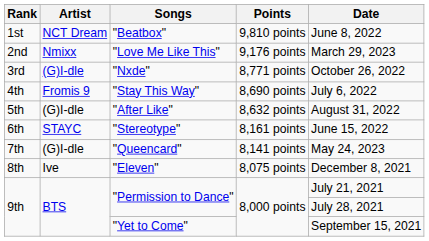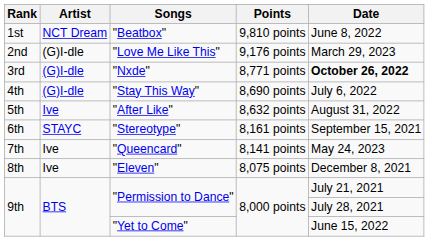(59, 52) Nmixx -> (63, 52) (G)I-dle
(358, 71) normal -> (360, 71) bold
(66, 91) Fromis 9 -> (63, 91) (G)I-dle
(63, 110) (G)I-dle -> (51, 110) Ive
(350, 129) June 15, 2022 -> (366, 129) September 15, 2021
(63, 149) (G)I-dle -> (51, 149) Ive
(366, 226) September 15, 2021 -> (350, 226) June 15, 2022
